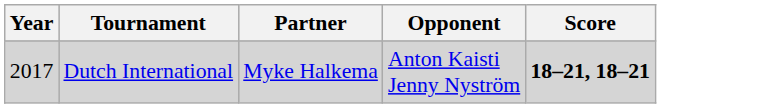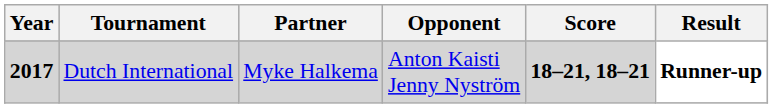+ column: (711, 22)
(32, 71) normal -> (32, 71) bold
